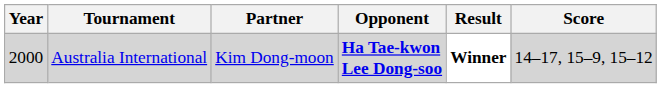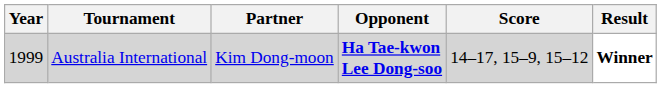columns swapped: (584, 19) <-> (478, 19)
(26, 57) 2000 -> (26, 57) 1999
